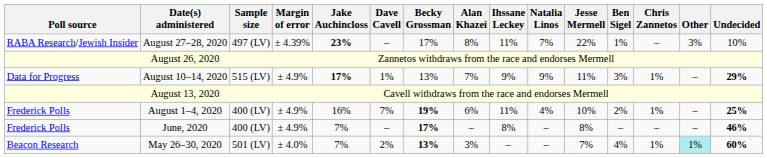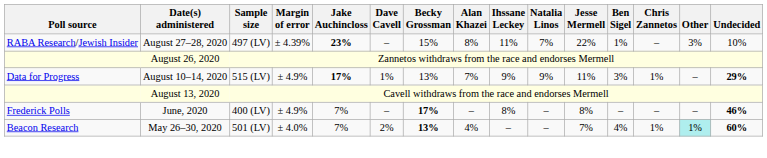(428, 42) 17% -> (428, 42) 15%
- row: (185, 111)
(471, 145) 3% -> (471, 128) 4%
